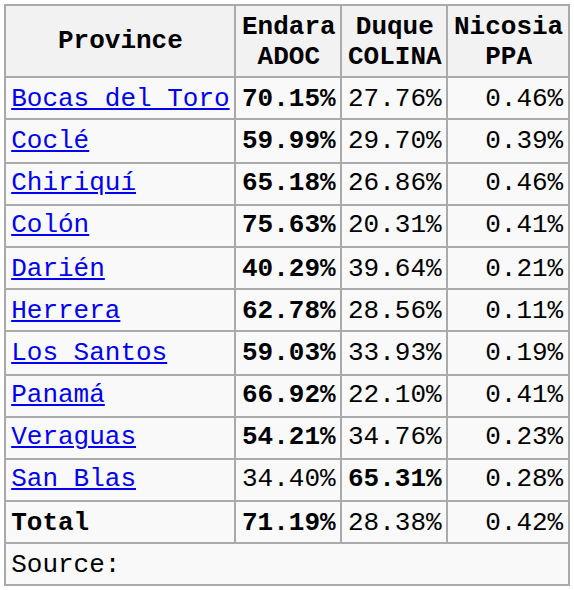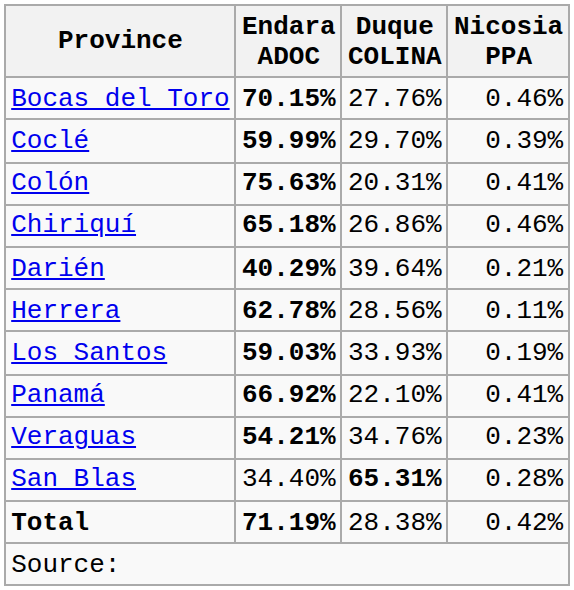rows swapped: (50, 226) <-> (74, 183)
